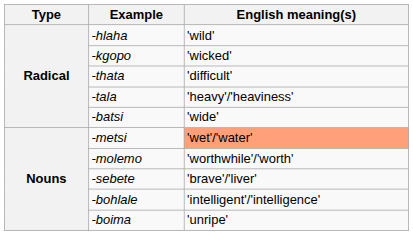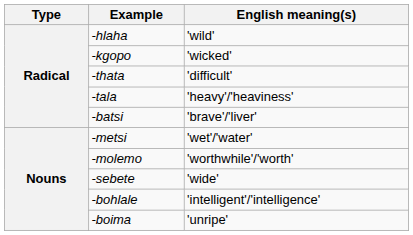(203, 117) 'wide' -> (222, 117) 'brave'/'liver'
(220, 138) lightsalmon background -> (220, 138) no background
(222, 179) 'brave'/'liver' -> (203, 179) 'wide'
